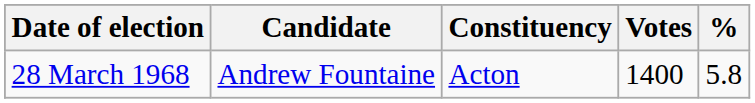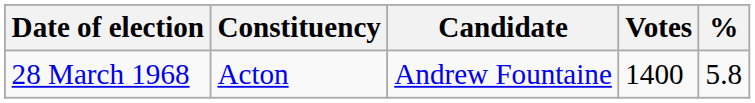columns swapped: (530, 27) <-> (326, 27)
